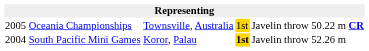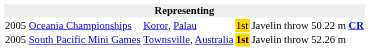(188, 25) Townsville, Australia -> (170, 25) Koror, Palau
(16, 40) 2004 -> (16, 40) 2005
(170, 40) Koror, Palau -> (188, 40) Townsville, Australia
